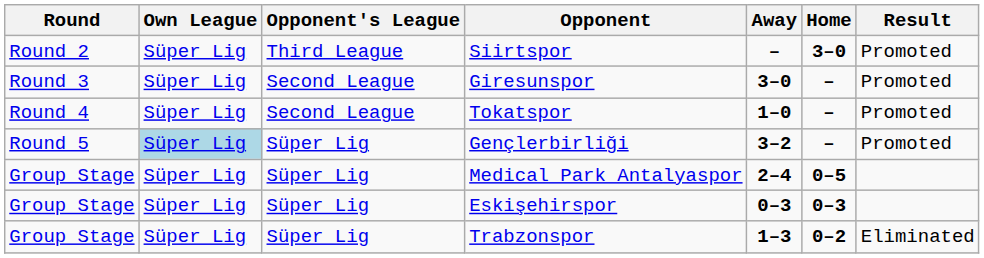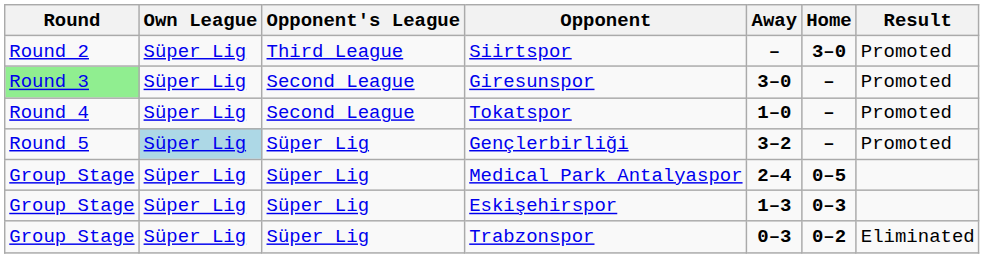(49, 82) no background -> (49, 82) lightgreen background
(774, 206) 0–3 -> (774, 206) 1–3
(774, 237) 1–3 -> (774, 237) 0–3
